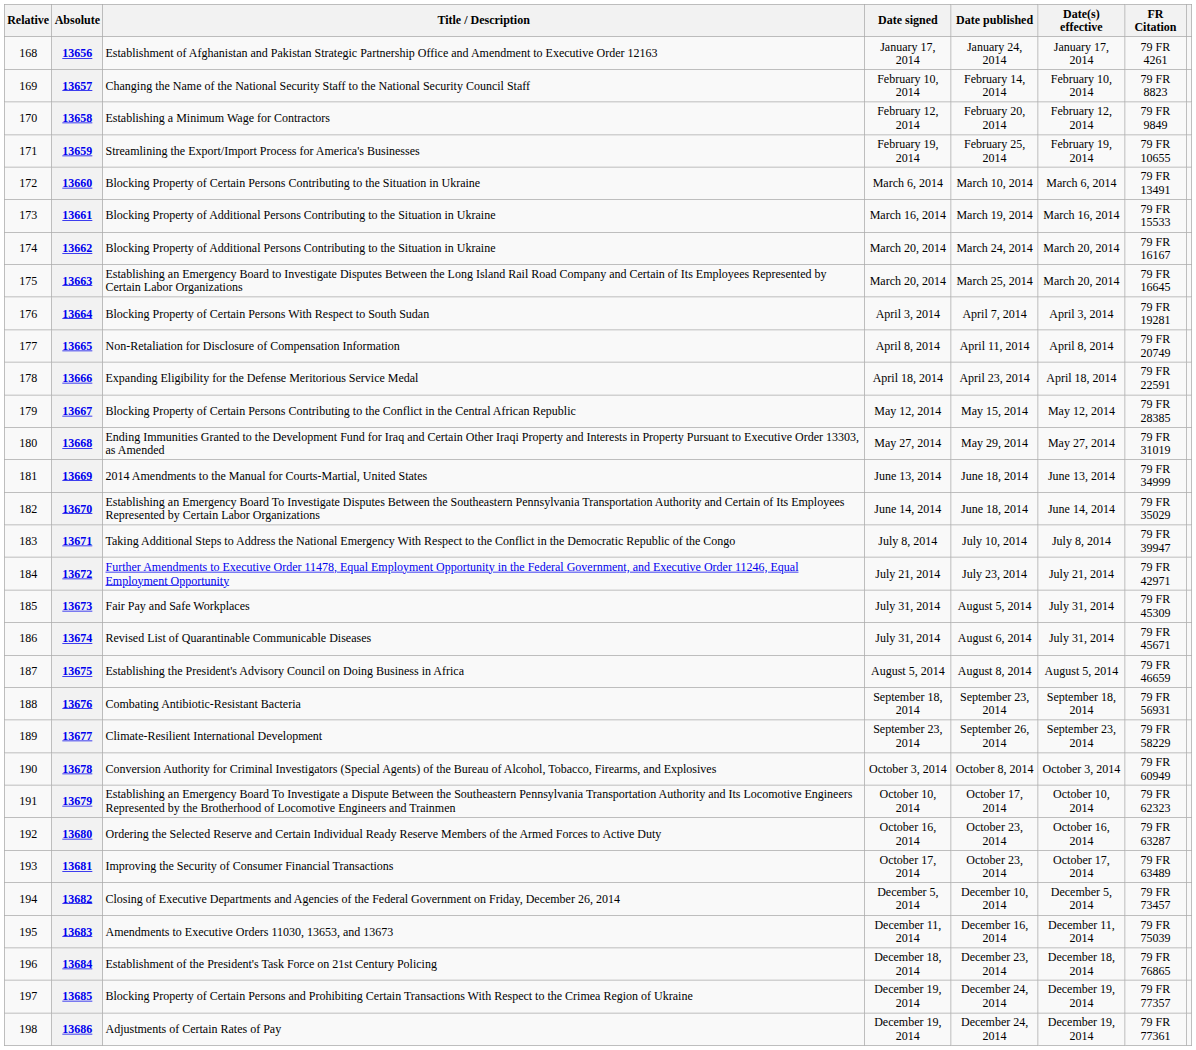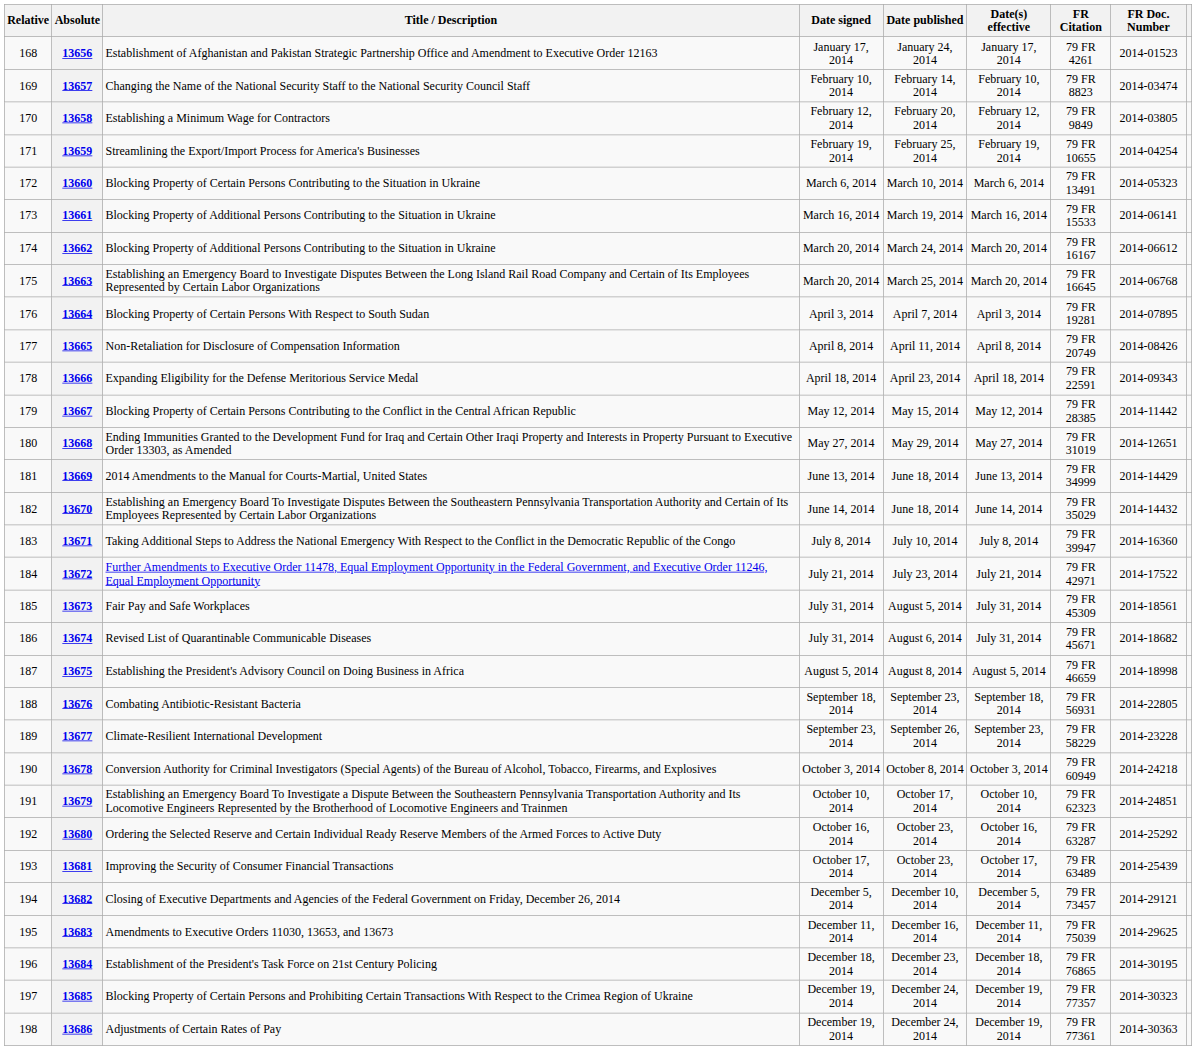+ column: (1148, 20)
